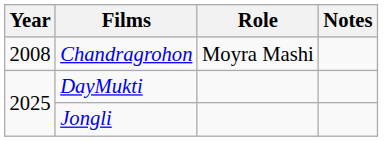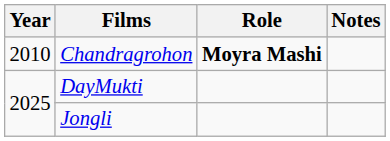(30, 53) 2008 -> (30, 53) 2010
(258, 53) normal -> (262, 53) bold
